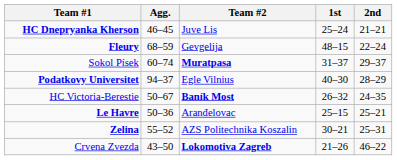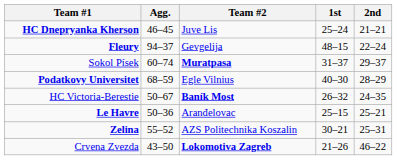(160, 46) 68–59 -> (160, 46) 94–37
(160, 79) 94–37 -> (160, 79) 68–59
